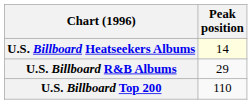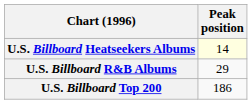(222, 88) 110 -> (222, 88) 186
